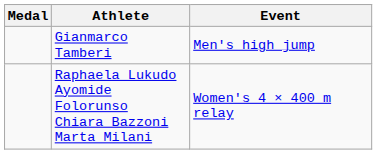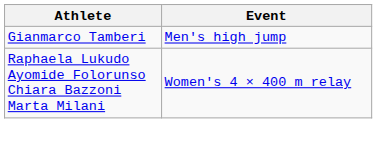- column: (28, 16)
